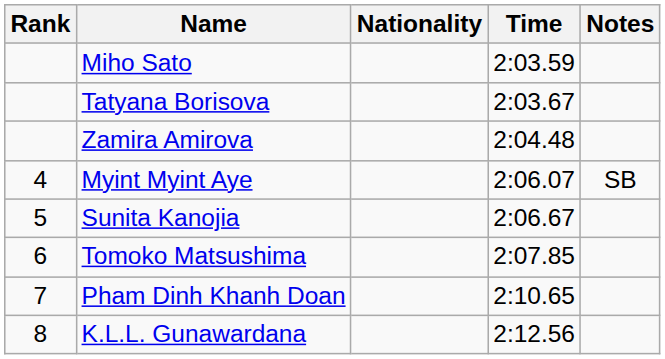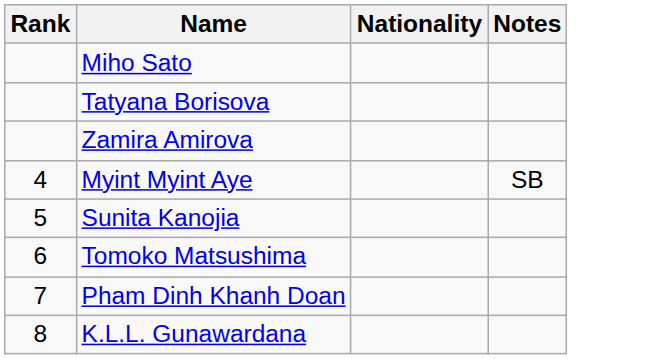- column: (534, 23)
